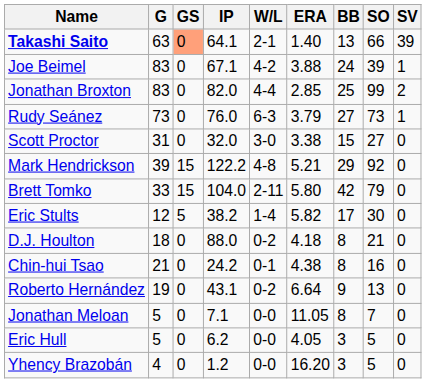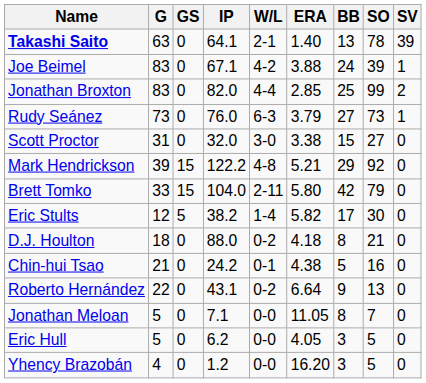(181, 41) lightsalmon background -> (181, 41) no background
(376, 41) 66 -> (376, 41) 78
(342, 265) 8 -> (342, 265) 5
(161, 290) 19 -> (161, 290) 22
